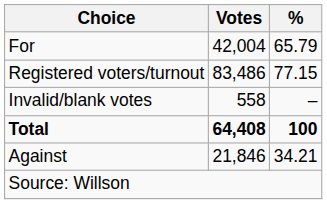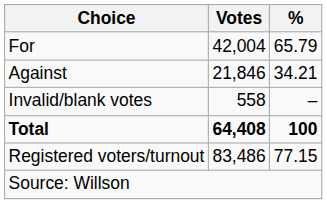rows swapped: (38, 156) <-> (106, 73)
